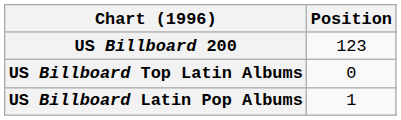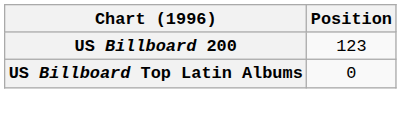- row: (156, 101)
